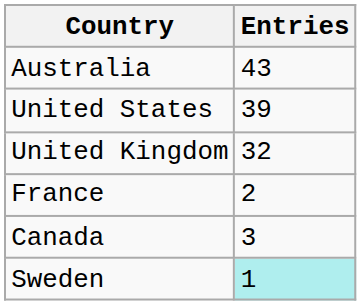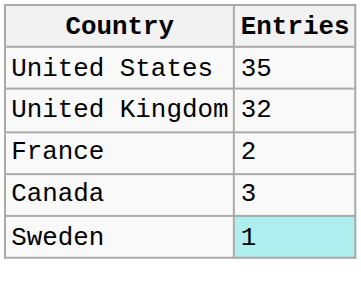- row: (81, 68)
(256, 110) 39 -> (256, 68) 35
